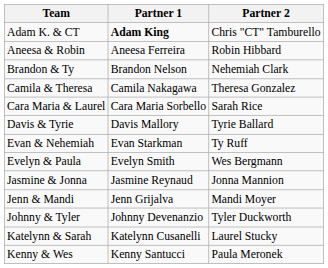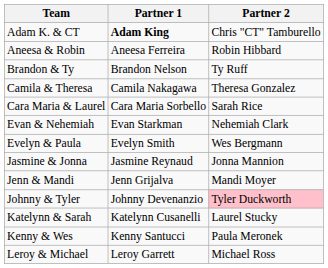(250, 69) Nehemiah Clark -> (230, 69) Ty Ruff
- row: (40, 124)
(230, 143) Ty Ruff -> (250, 124) Nehemiah Clark
(251, 217) no background -> (251, 198) pink background
+ row: (48, 254)
